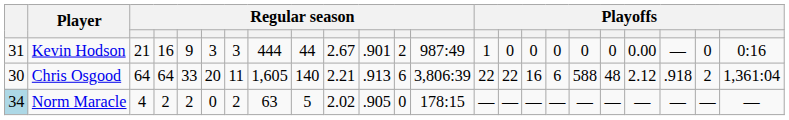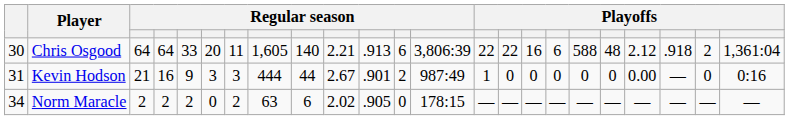rows swapped: (77, 76) <-> (79, 50)
(16, 101) lightblue background -> (16, 101) no background
(142, 101) 4 -> (142, 101) 2
(307, 101) 5 -> (307, 101) 6
